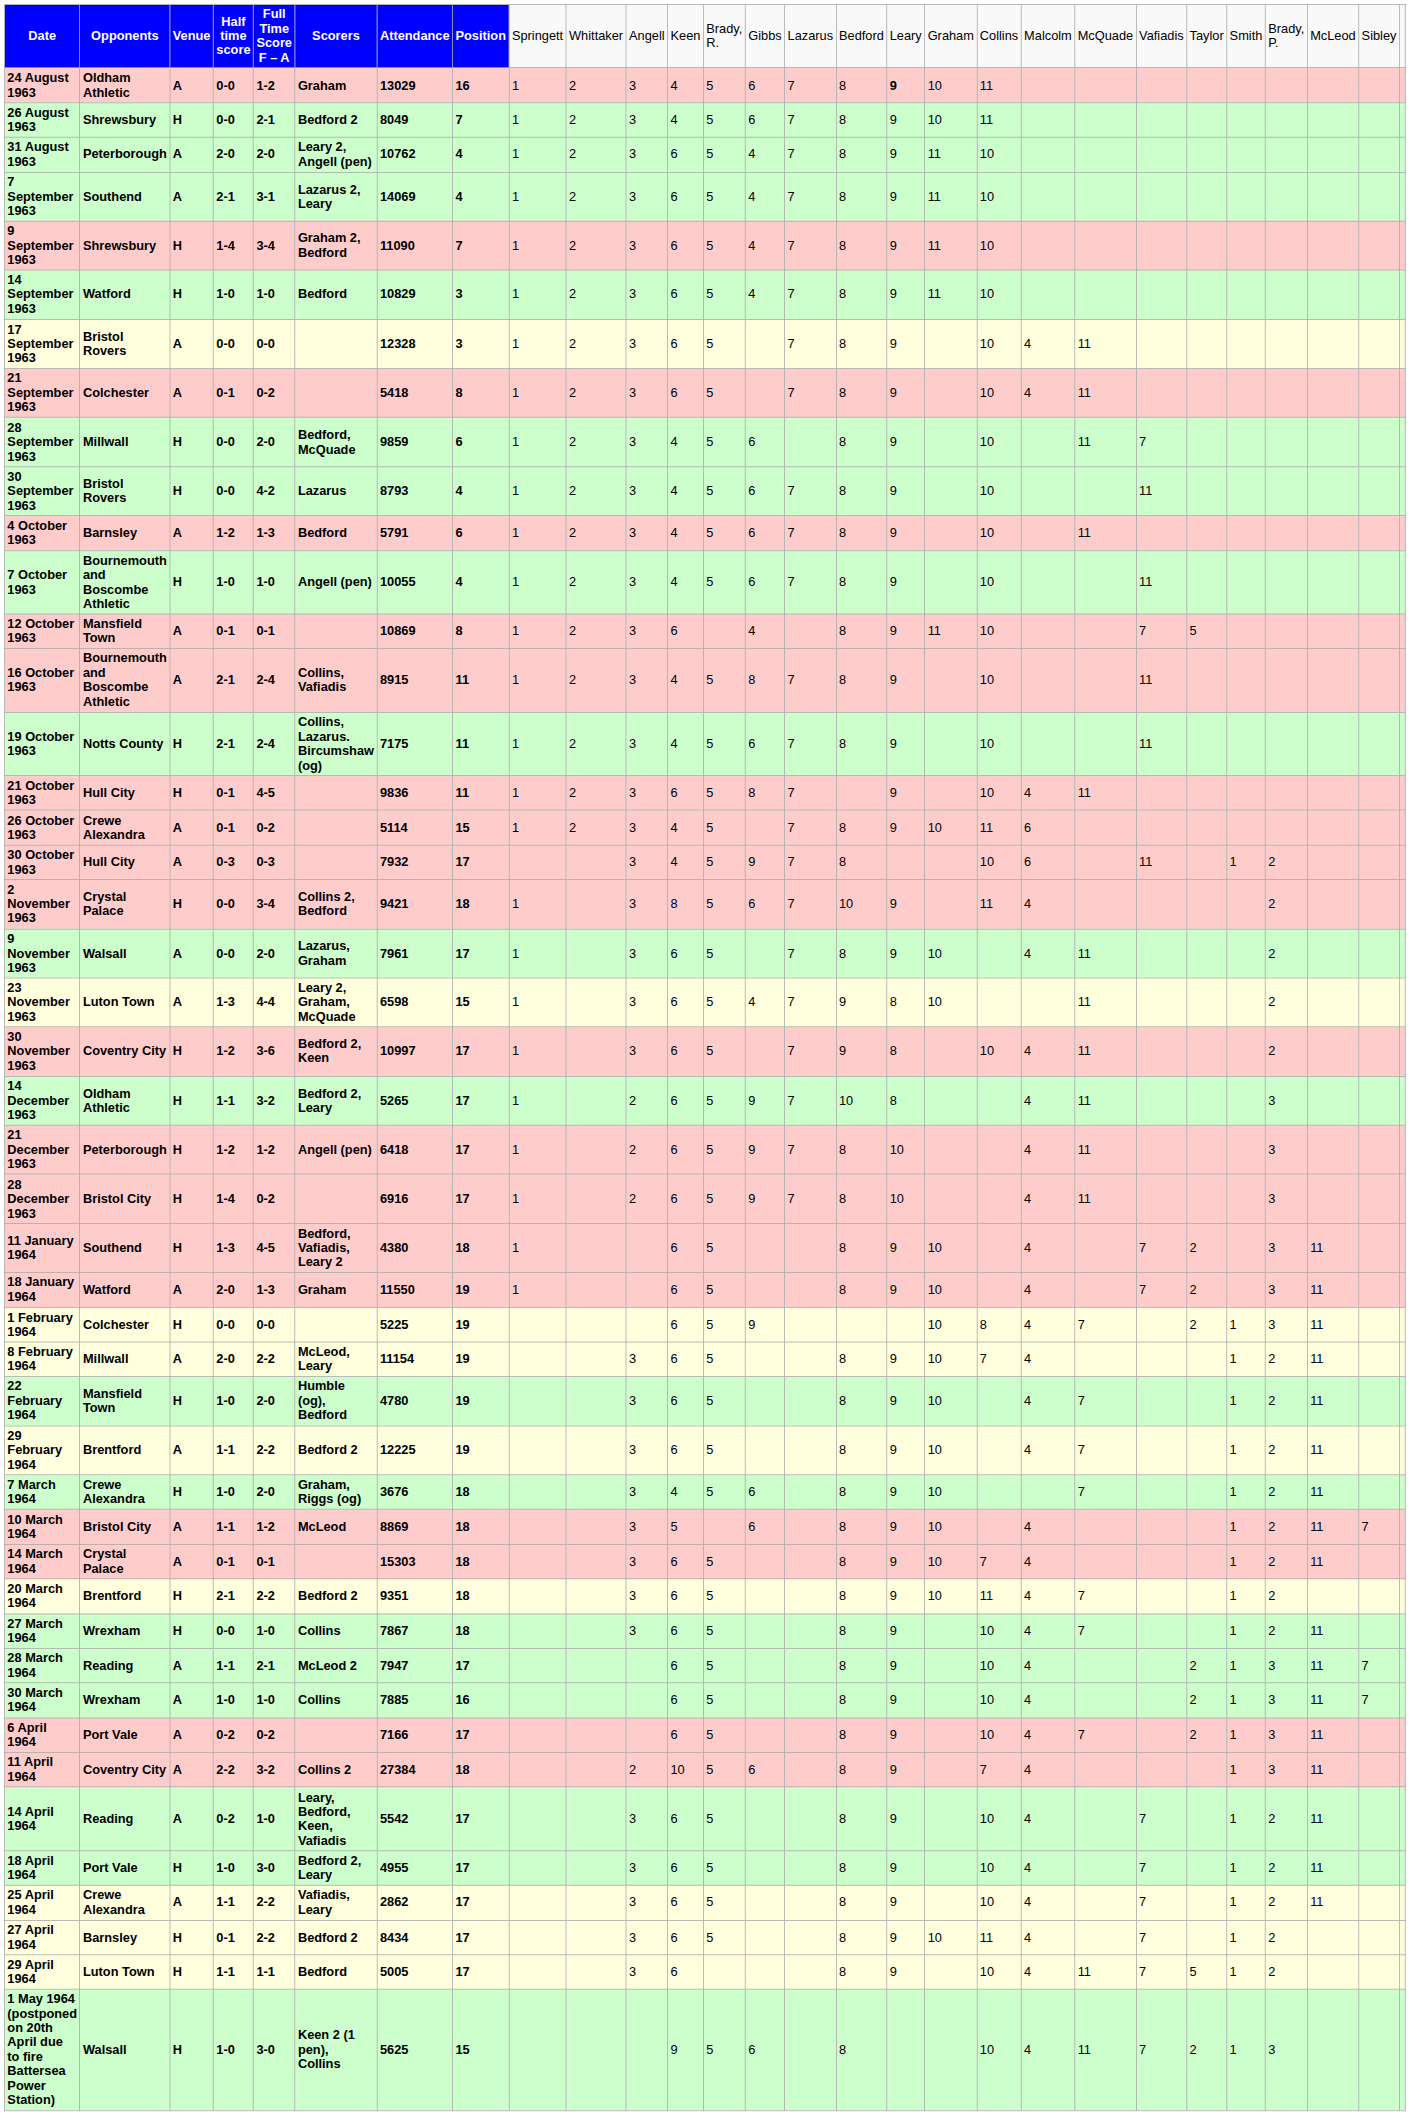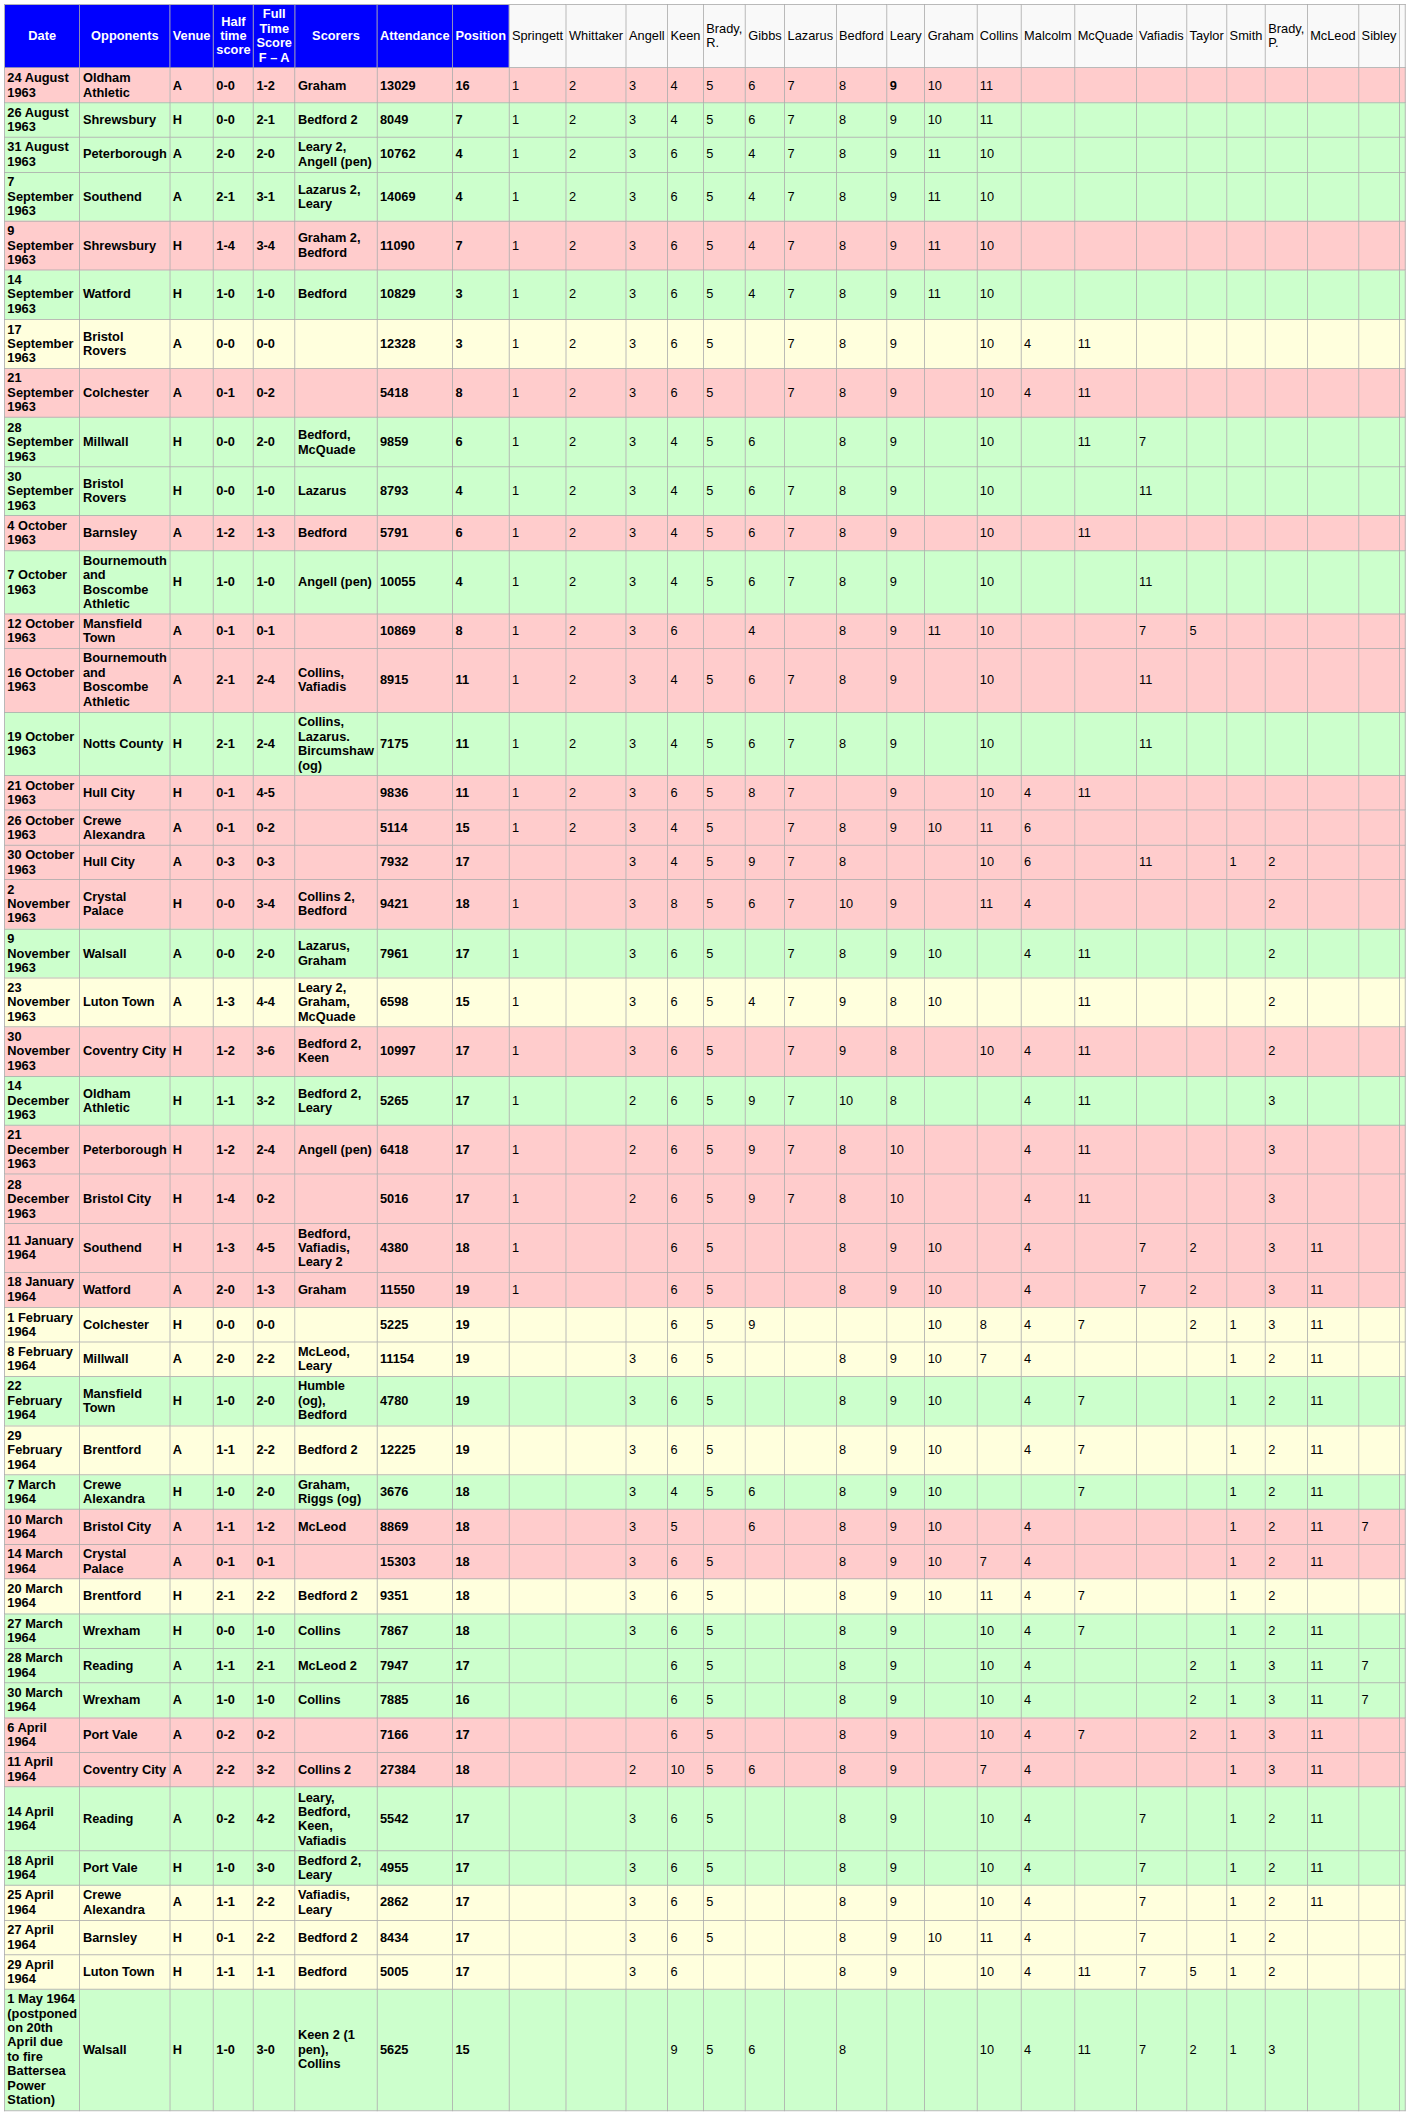(266, 491) 4-2 -> (266, 491) 1-0
(752, 680) 8 -> (752, 680) 6
(266, 1149) 1-2 -> (266, 1149) 2-4
(394, 1198) 6916 -> (394, 1198) 5016
(266, 1818) 1-0 -> (266, 1818) 4-2
